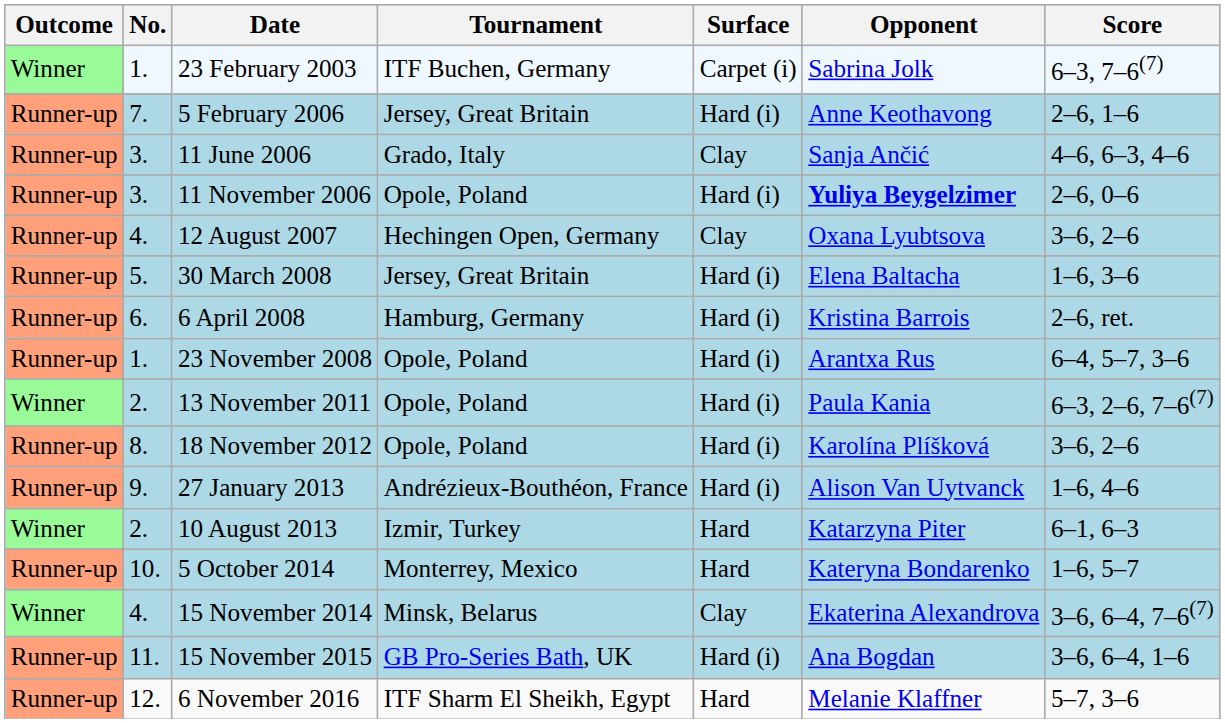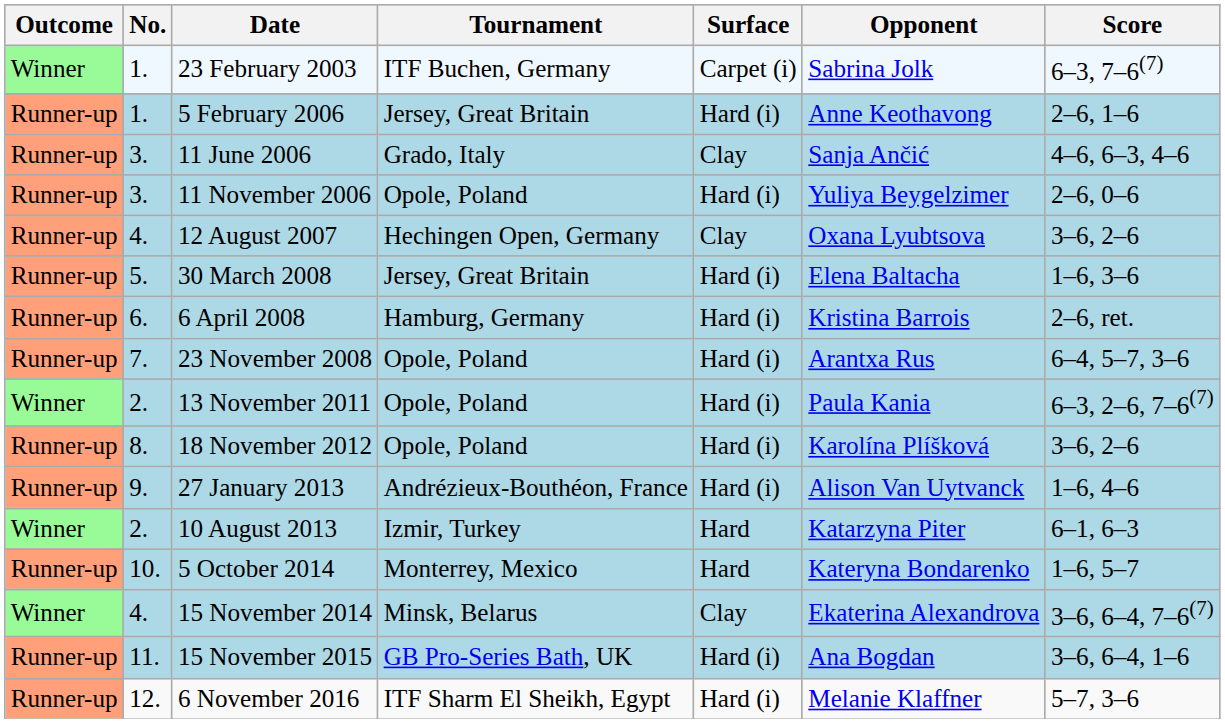(139, 112) 7. -> (139, 112) 1.
(912, 194) bold -> (908, 194) normal
(139, 357) 1. -> (139, 357) 7.
(725, 697) Hard -> (740, 697) Hard (i)
